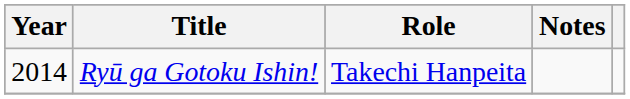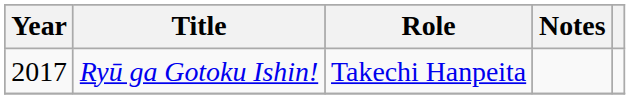(39, 70) 2014 -> (39, 70) 2017
